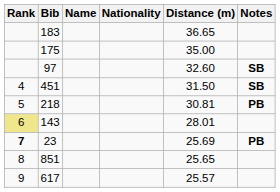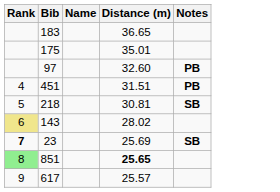- column: (131, 13)
(200, 50) 35.00 -> (136, 50) 35.01
(256, 68) SB -> (192, 68) PB
(200, 86) 31.50 -> (136, 86) 31.51
(256, 86) SB -> (192, 86) PB
(256, 104) PB -> (192, 104) SB
(200, 123) 28.01 -> (136, 123) 28.02
(256, 141) PB -> (192, 141) SB
(21, 159) no background -> (21, 159) lightgreen background
(200, 159) normal -> (136, 159) bold
